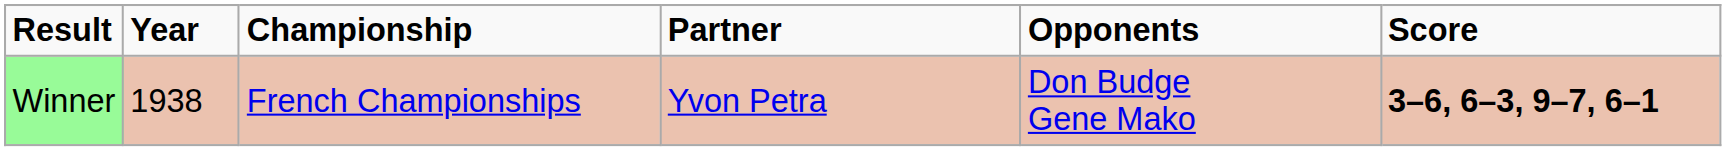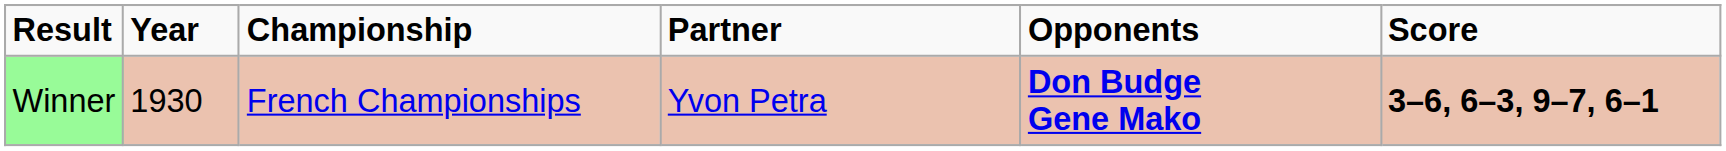(166, 100) 1938 -> (166, 100) 1930
(1112, 100) normal -> (1115, 100) bold
